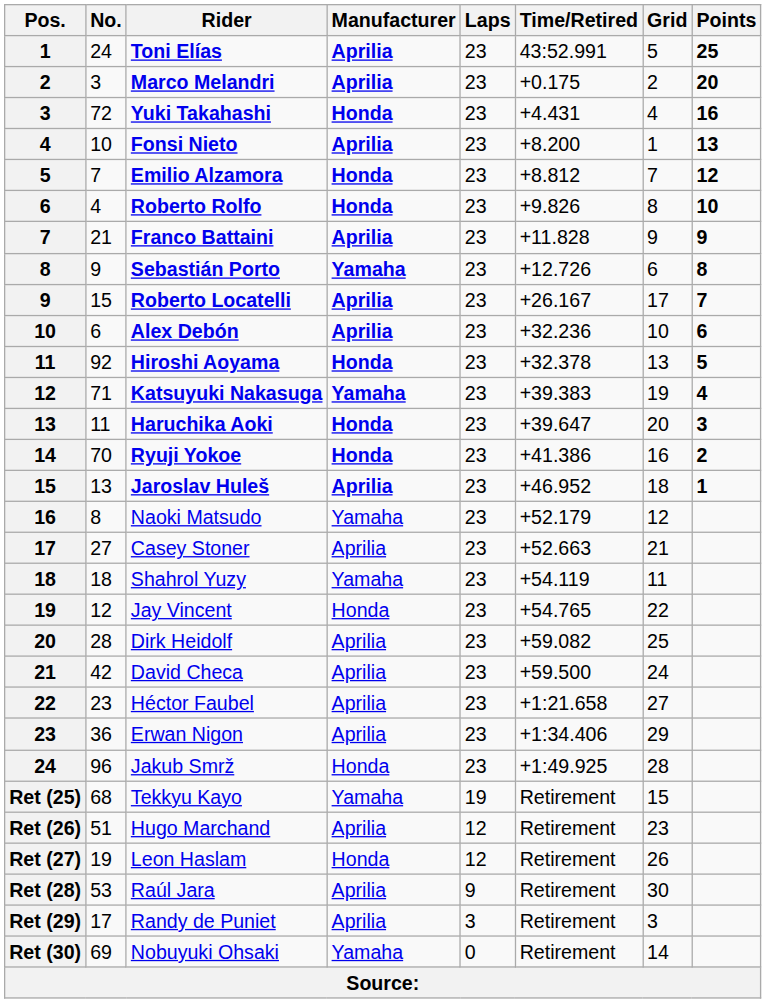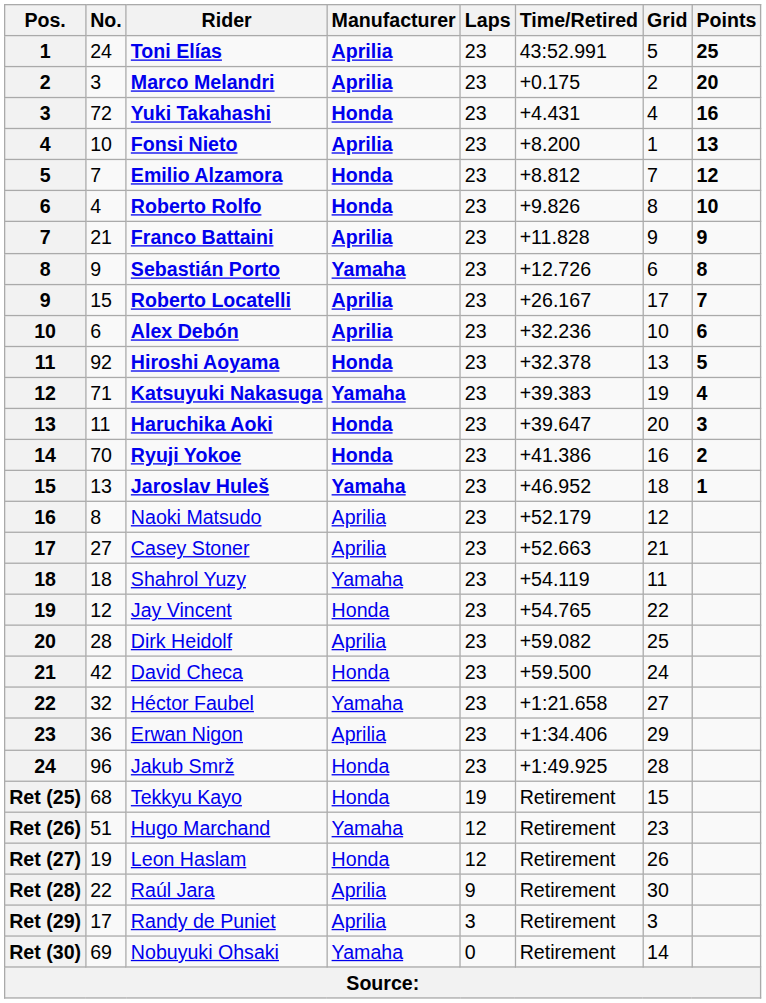(362, 486) Aprilia -> (369, 486) Yamaha
(367, 517) Yamaha -> (359, 517) Aprilia
(359, 672) Aprilia -> (360, 672) Honda
(101, 703) 23 -> (101, 703) 32
(359, 703) Aprilia -> (367, 703) Yamaha
(367, 796) Yamaha -> (360, 796) Honda
(359, 827) Aprilia -> (367, 827) Yamaha
(101, 889) 53 -> (101, 889) 22
